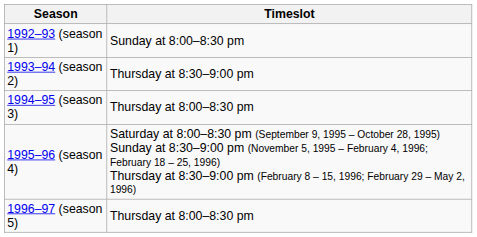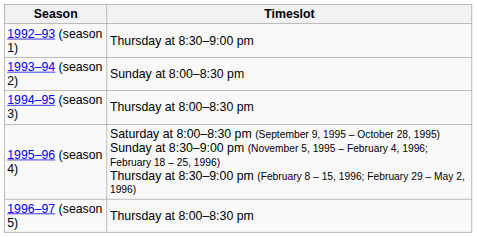(177, 40) Sunday at 8:00–8:30 pm -> (182, 40) Thursday at 8:30–9:00 pm
(182, 74) Thursday at 8:30–9:00 pm -> (177, 74) Sunday at 8:00–8:30 pm
